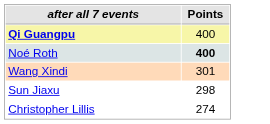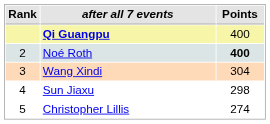+ column: (23, 15)
(205, 72) 301 -> (240, 72) 304
